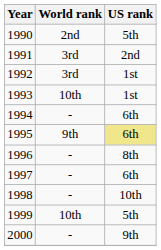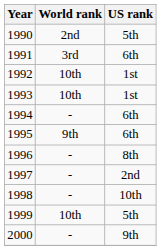(130, 54) 2nd -> (130, 54) 6th
(70, 74) 3rd -> (70, 74) 10th
(130, 134) khaki background -> (130, 134) no background
(130, 174) 6th -> (130, 174) 2nd
